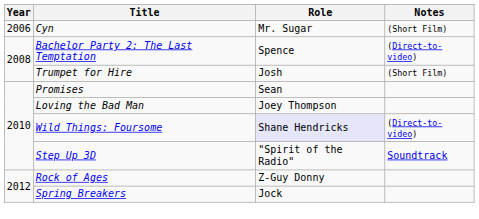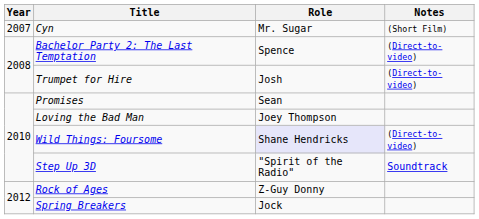(19, 29) 2006 -> (19, 29) 2007
(417, 74) (Short Film) -> (415, 80) (Direct-to-video)
